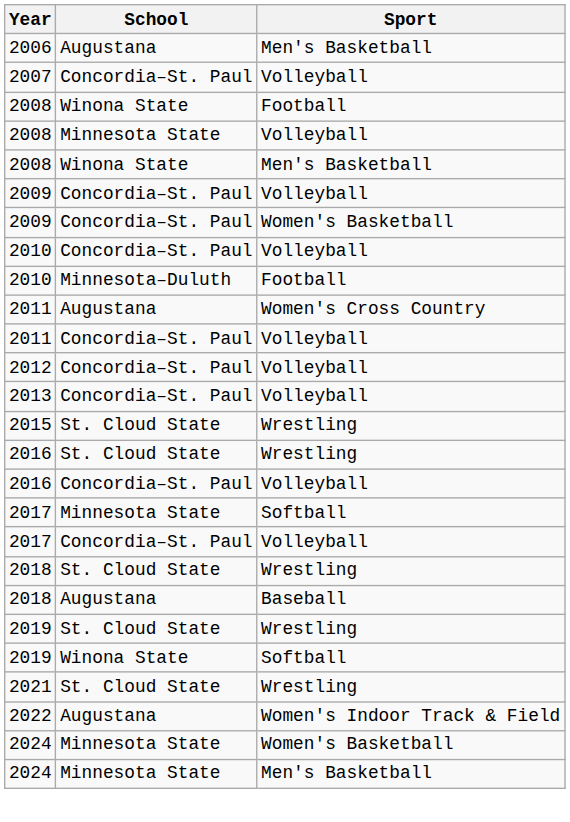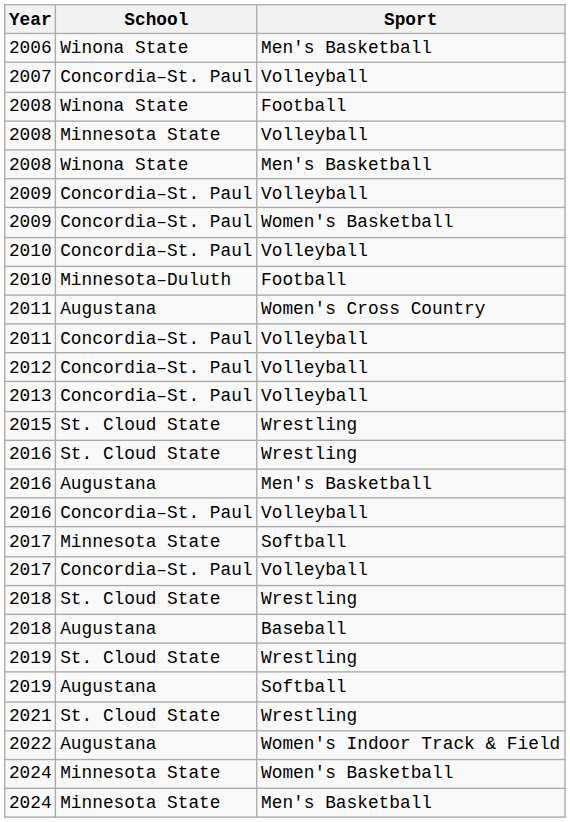(108, 48) Augustana -> (124, 48) Winona State
+ row: (30, 484)
(124, 658) Winona State -> (108, 687) Augustana
